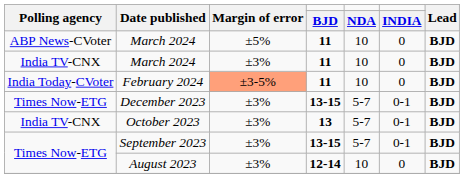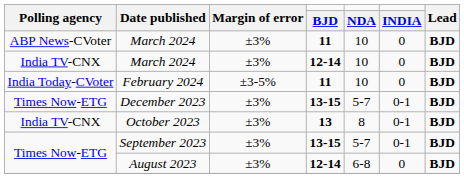(258, 41) ±5% -> (258, 41) ±3%
(325, 61) 11 -> (325, 61) 12-14
(258, 81) lightsalmon background -> (258, 81) no background
(361, 122) 5-7 -> (361, 122) 8
(361, 163) 10 -> (361, 163) 6-8
